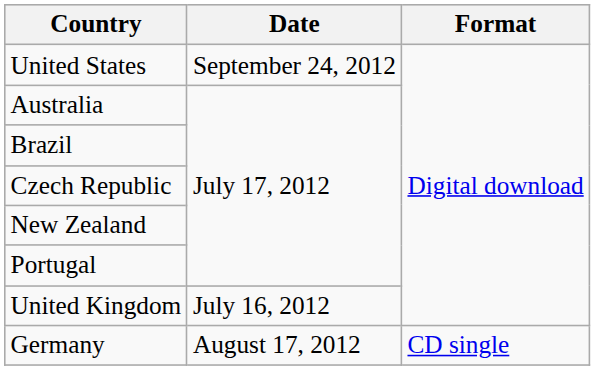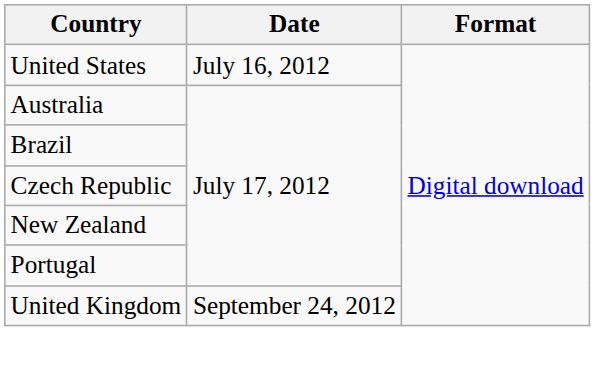(294, 64) September 24, 2012 -> (261, 64) July 16, 2012
(261, 305) July 16, 2012 -> (294, 305) September 24, 2012
- row: (58, 345)
